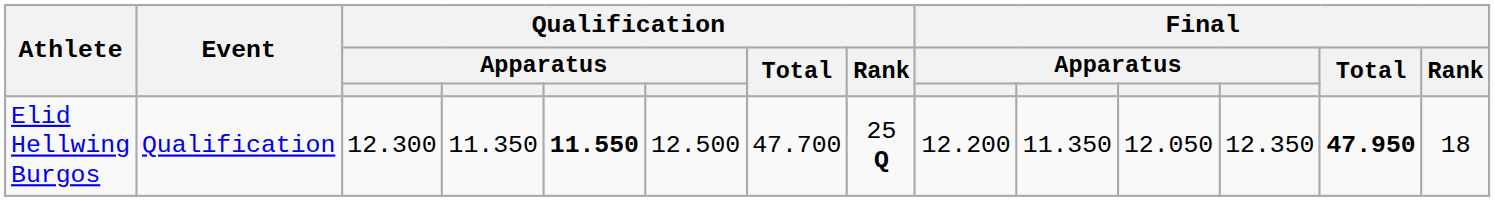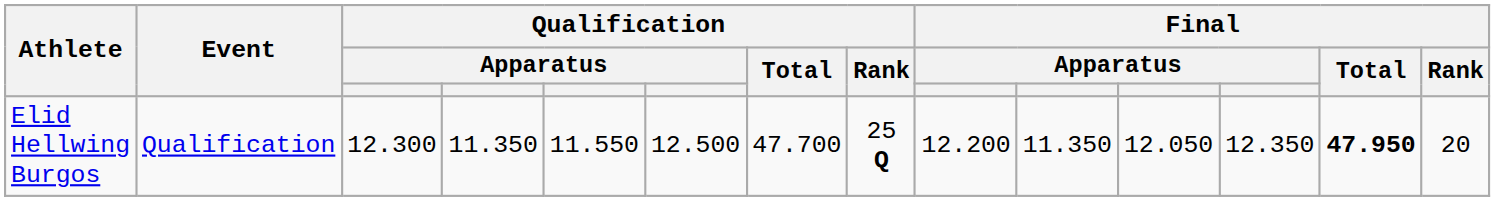(594, 145) bold -> (594, 145) normal
(1456, 145) 18 -> (1456, 145) 20
